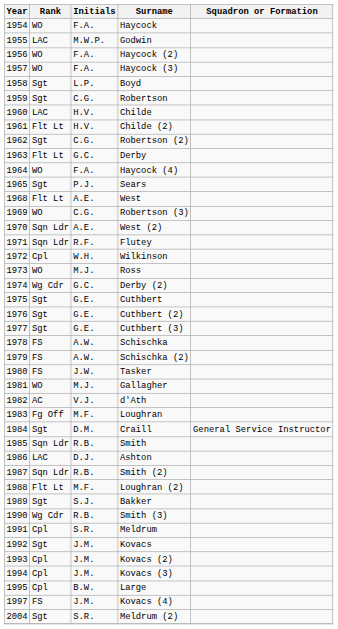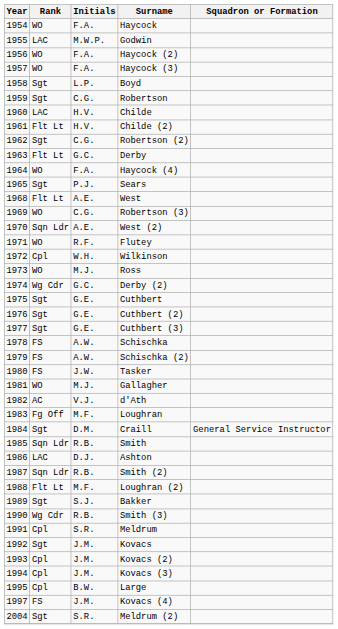(50, 242) Sqn Ldr -> (37, 242) WO
